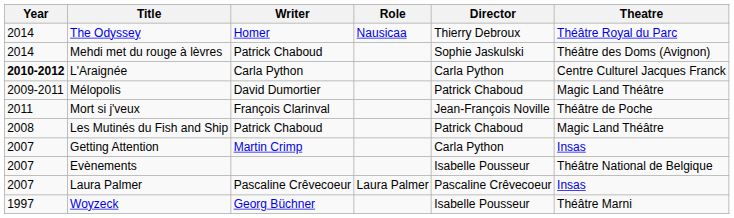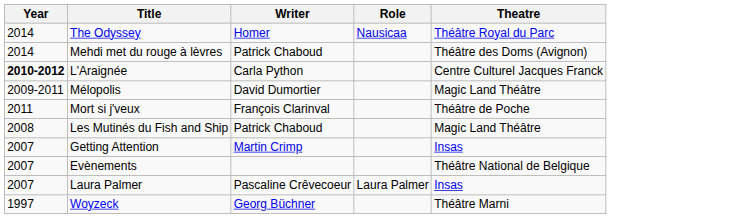- column: (493, 14)
